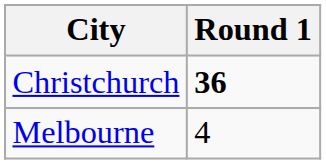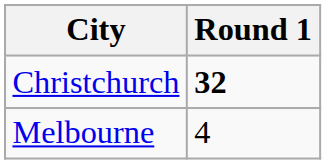(210, 81) 36 -> (210, 81) 32
